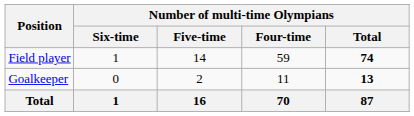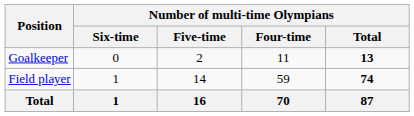rows swapped: (40, 58) <-> (38, 79)
